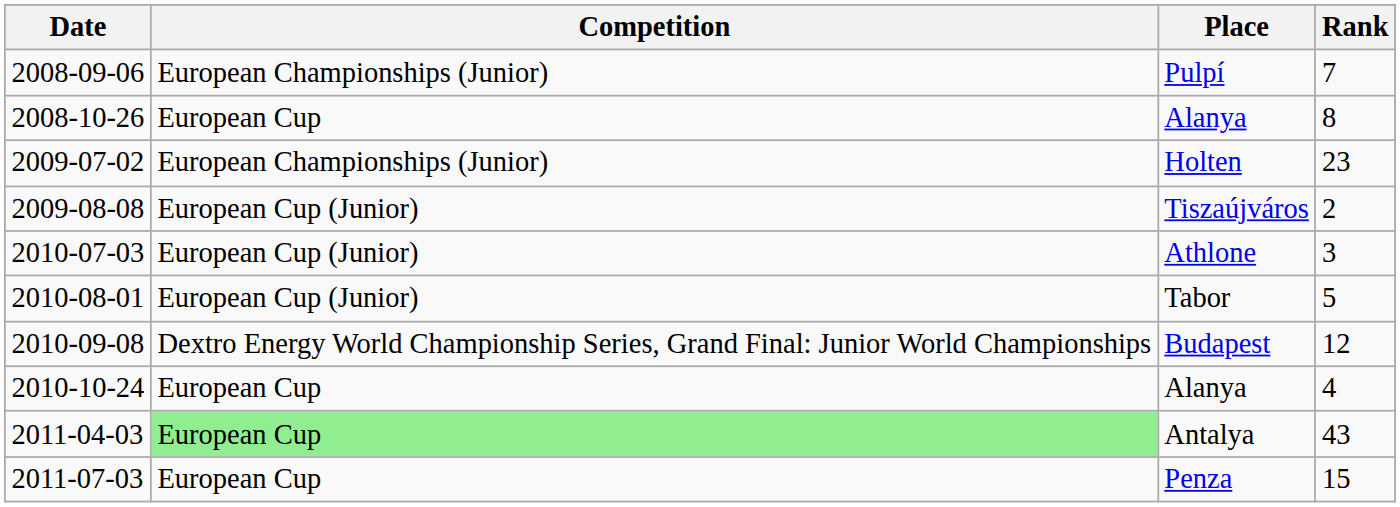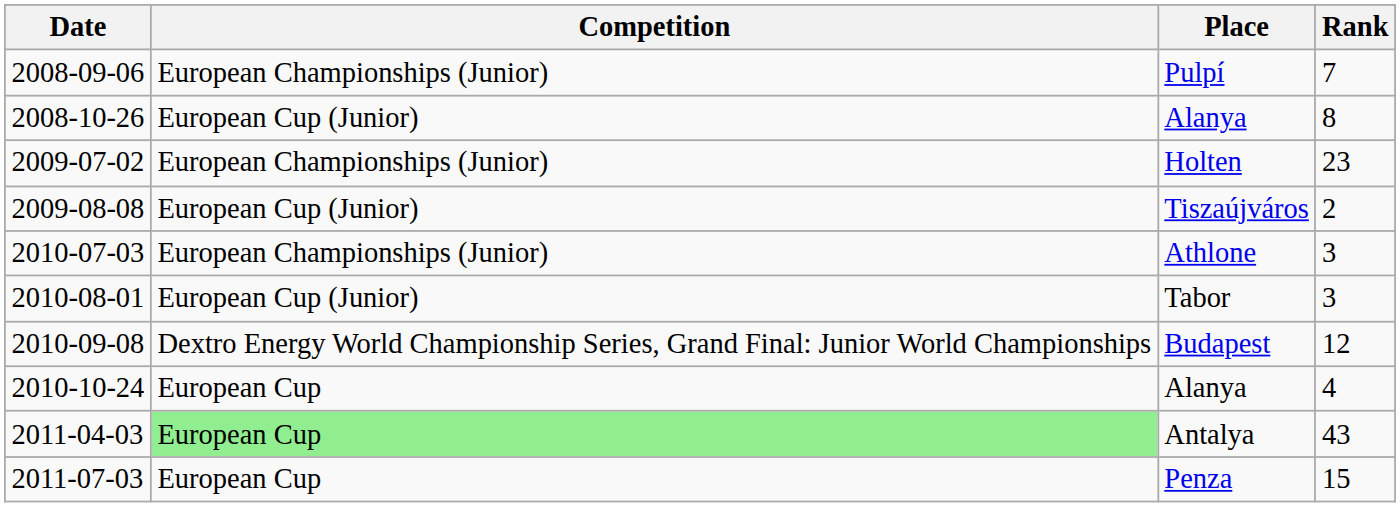(239, 117) European Cup -> (288, 117) European Cup (Junior)
(288, 252) European Cup (Junior) -> (353, 252) European Championships (Junior)
(1329, 298) 5 -> (1329, 298) 3
